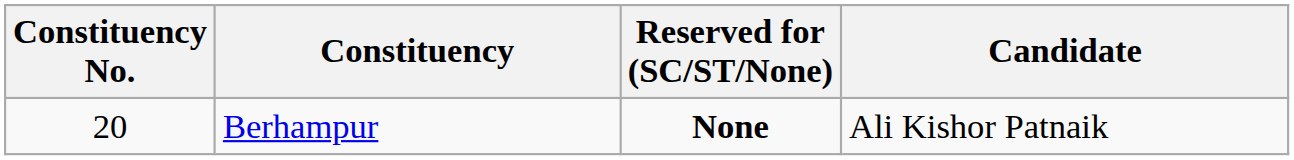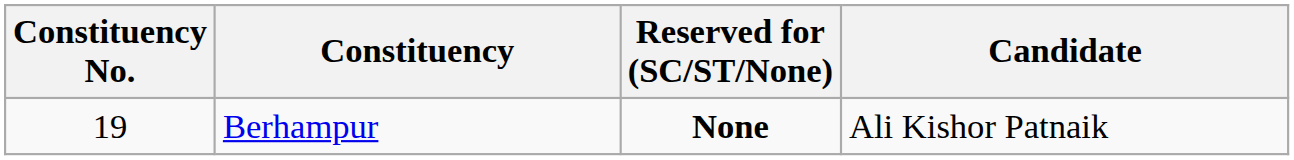(110, 125) 20 -> (110, 125) 19
